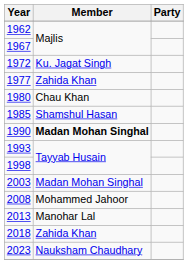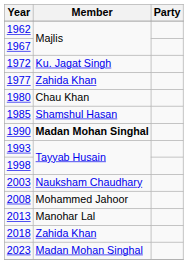(89, 183) Madan Mohan Singhal -> (89, 183) Nauksham Chaudhary
(89, 251) Nauksham Chaudhary -> (89, 251) Madan Mohan Singhal
